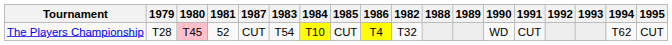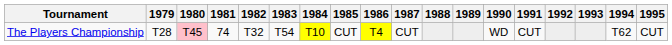columns swapped: (407, 14) <-> (254, 14)
(223, 32) 52 -> (223, 32) 74
